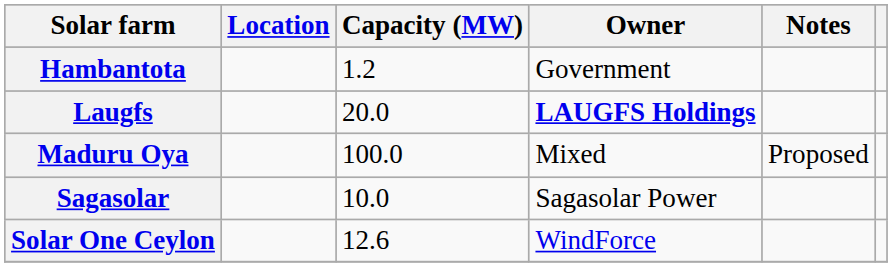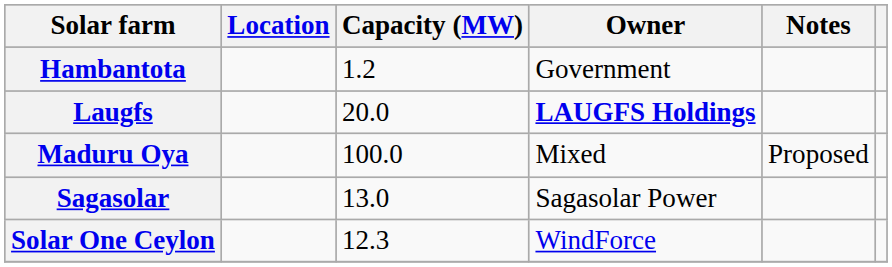(366, 197) 10.0 -> (366, 197) 13.0
(366, 240) 12.6 -> (366, 240) 12.3
